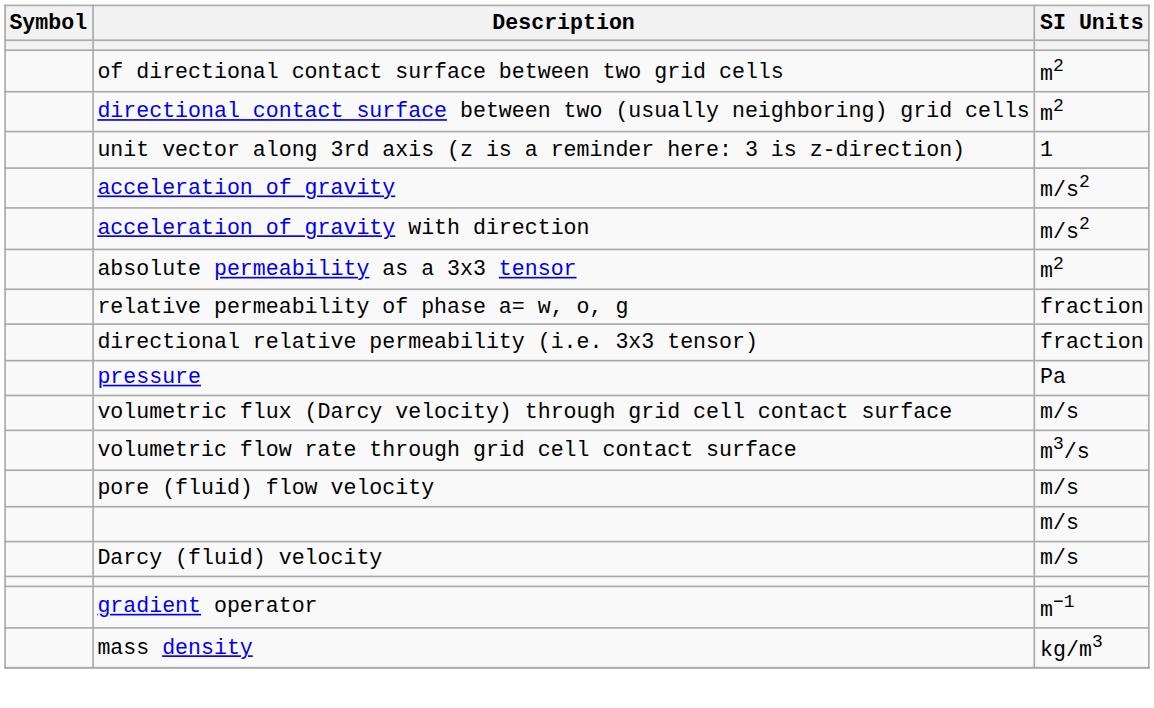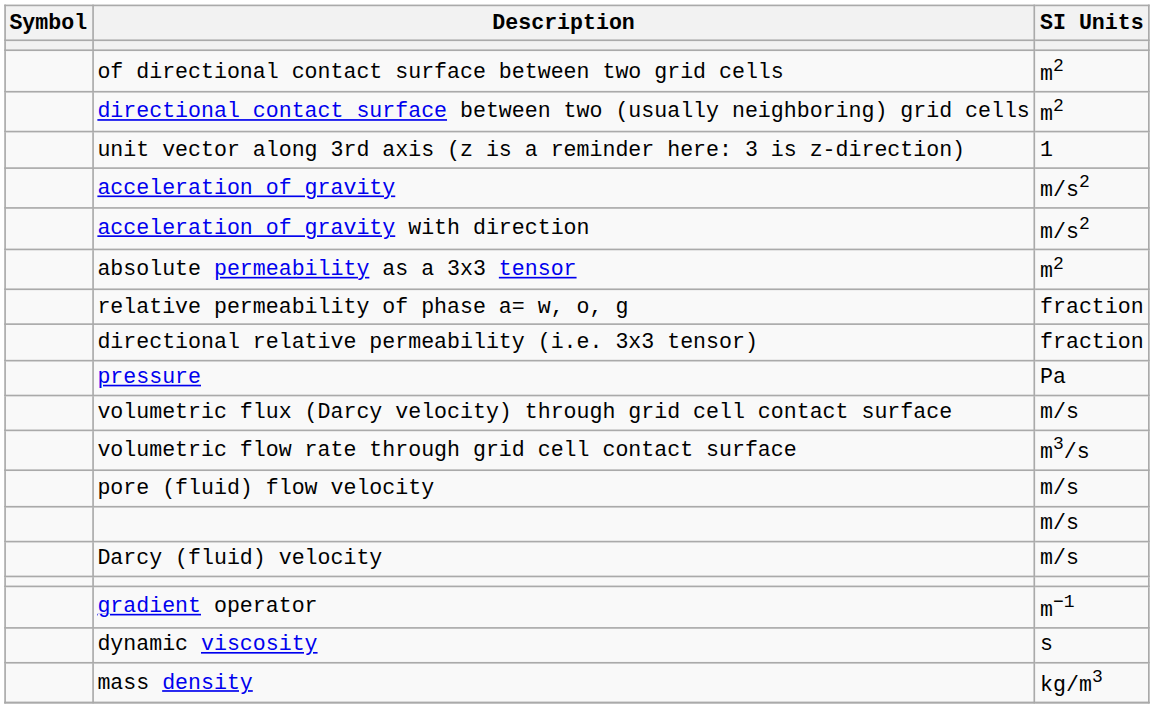+ row: (207, 645)
